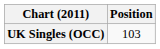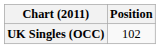(131, 33) 103 -> (131, 33) 102
